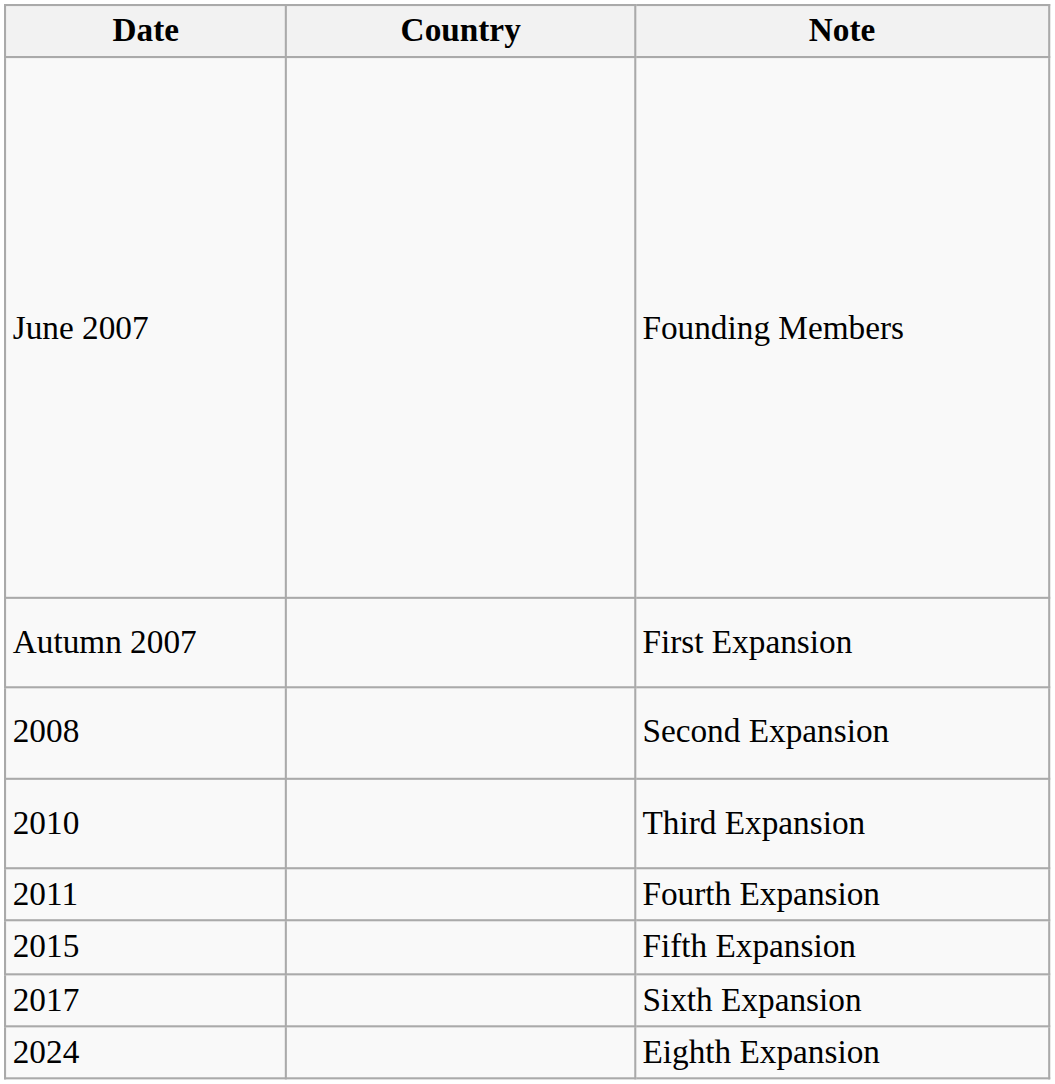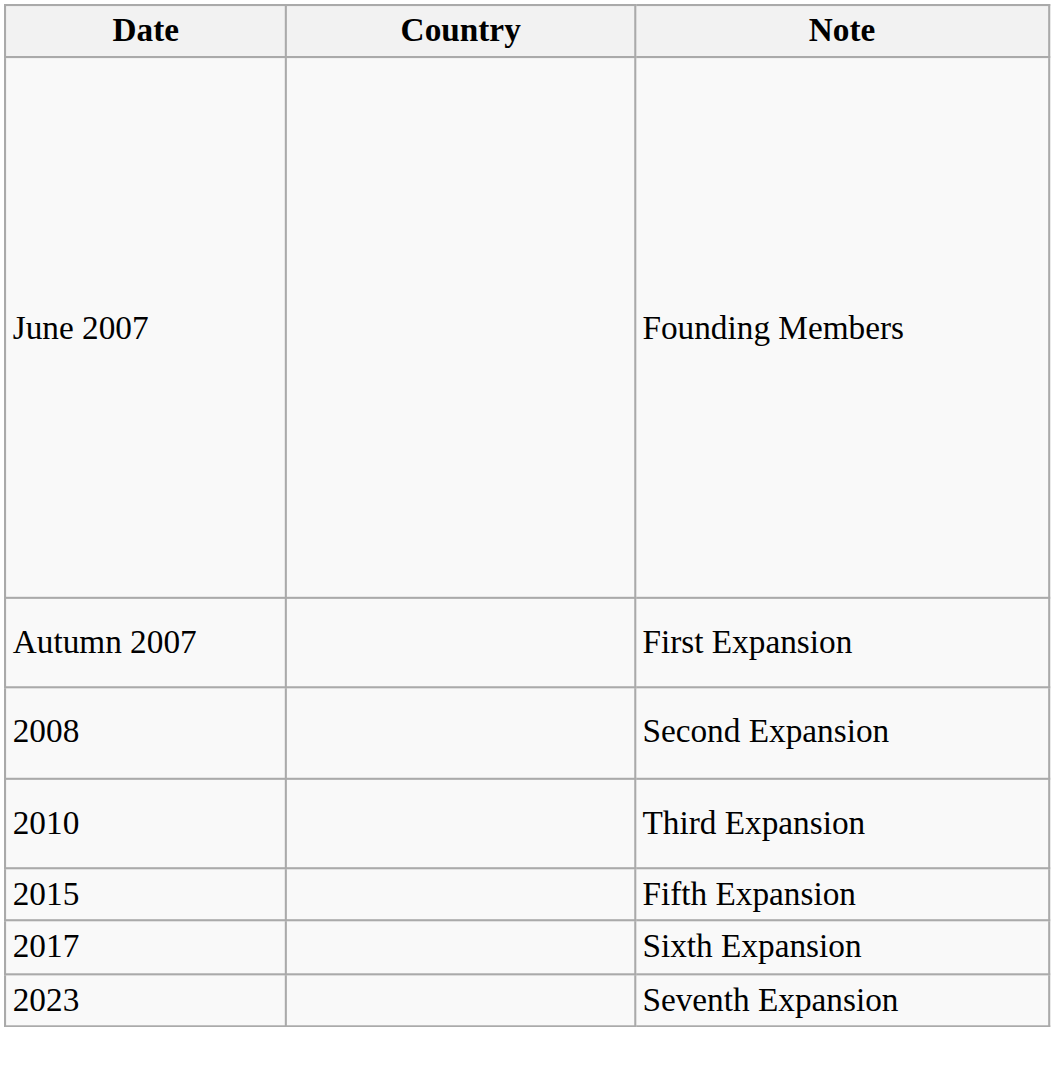- row: (761, 893)
+ row: (770, 999)
- row: (761, 1052)
